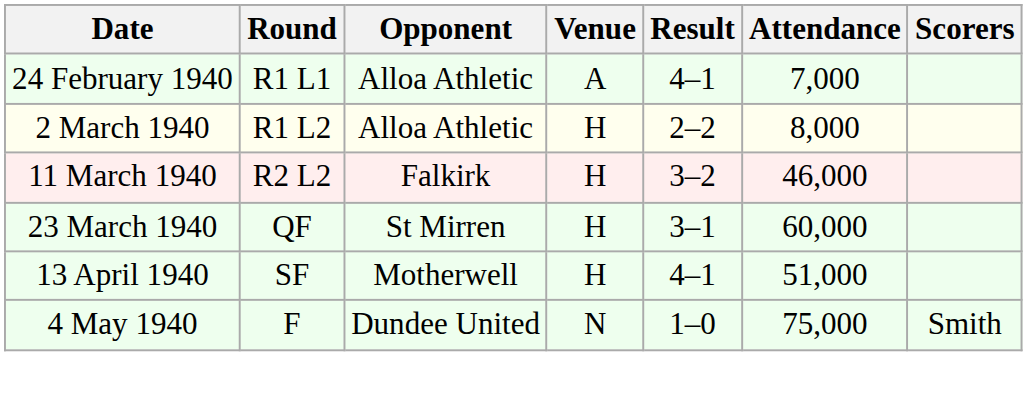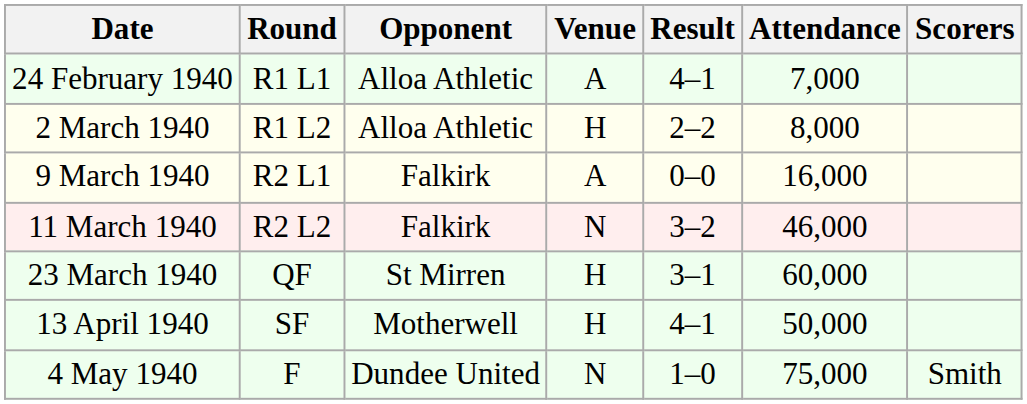+ row: (122, 176)
(595, 176) H -> (595, 226) N
(825, 275) 51,000 -> (825, 324) 50,000
